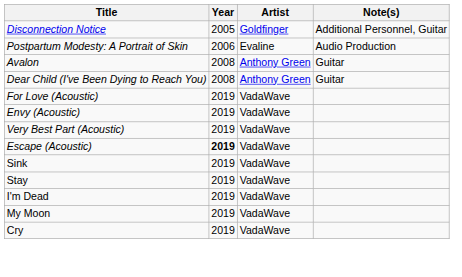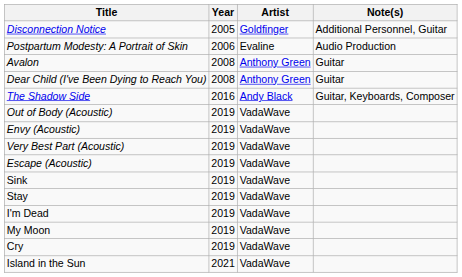+ row: (48, 96)
- row: (53, 96)
+ row: (60, 113)
(223, 146) bold -> (223, 163) normal
+ row: (46, 264)
